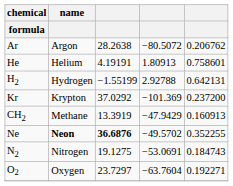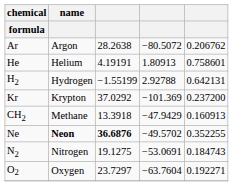(114, 116) 13.3919 -> (114, 116) 13.3918
